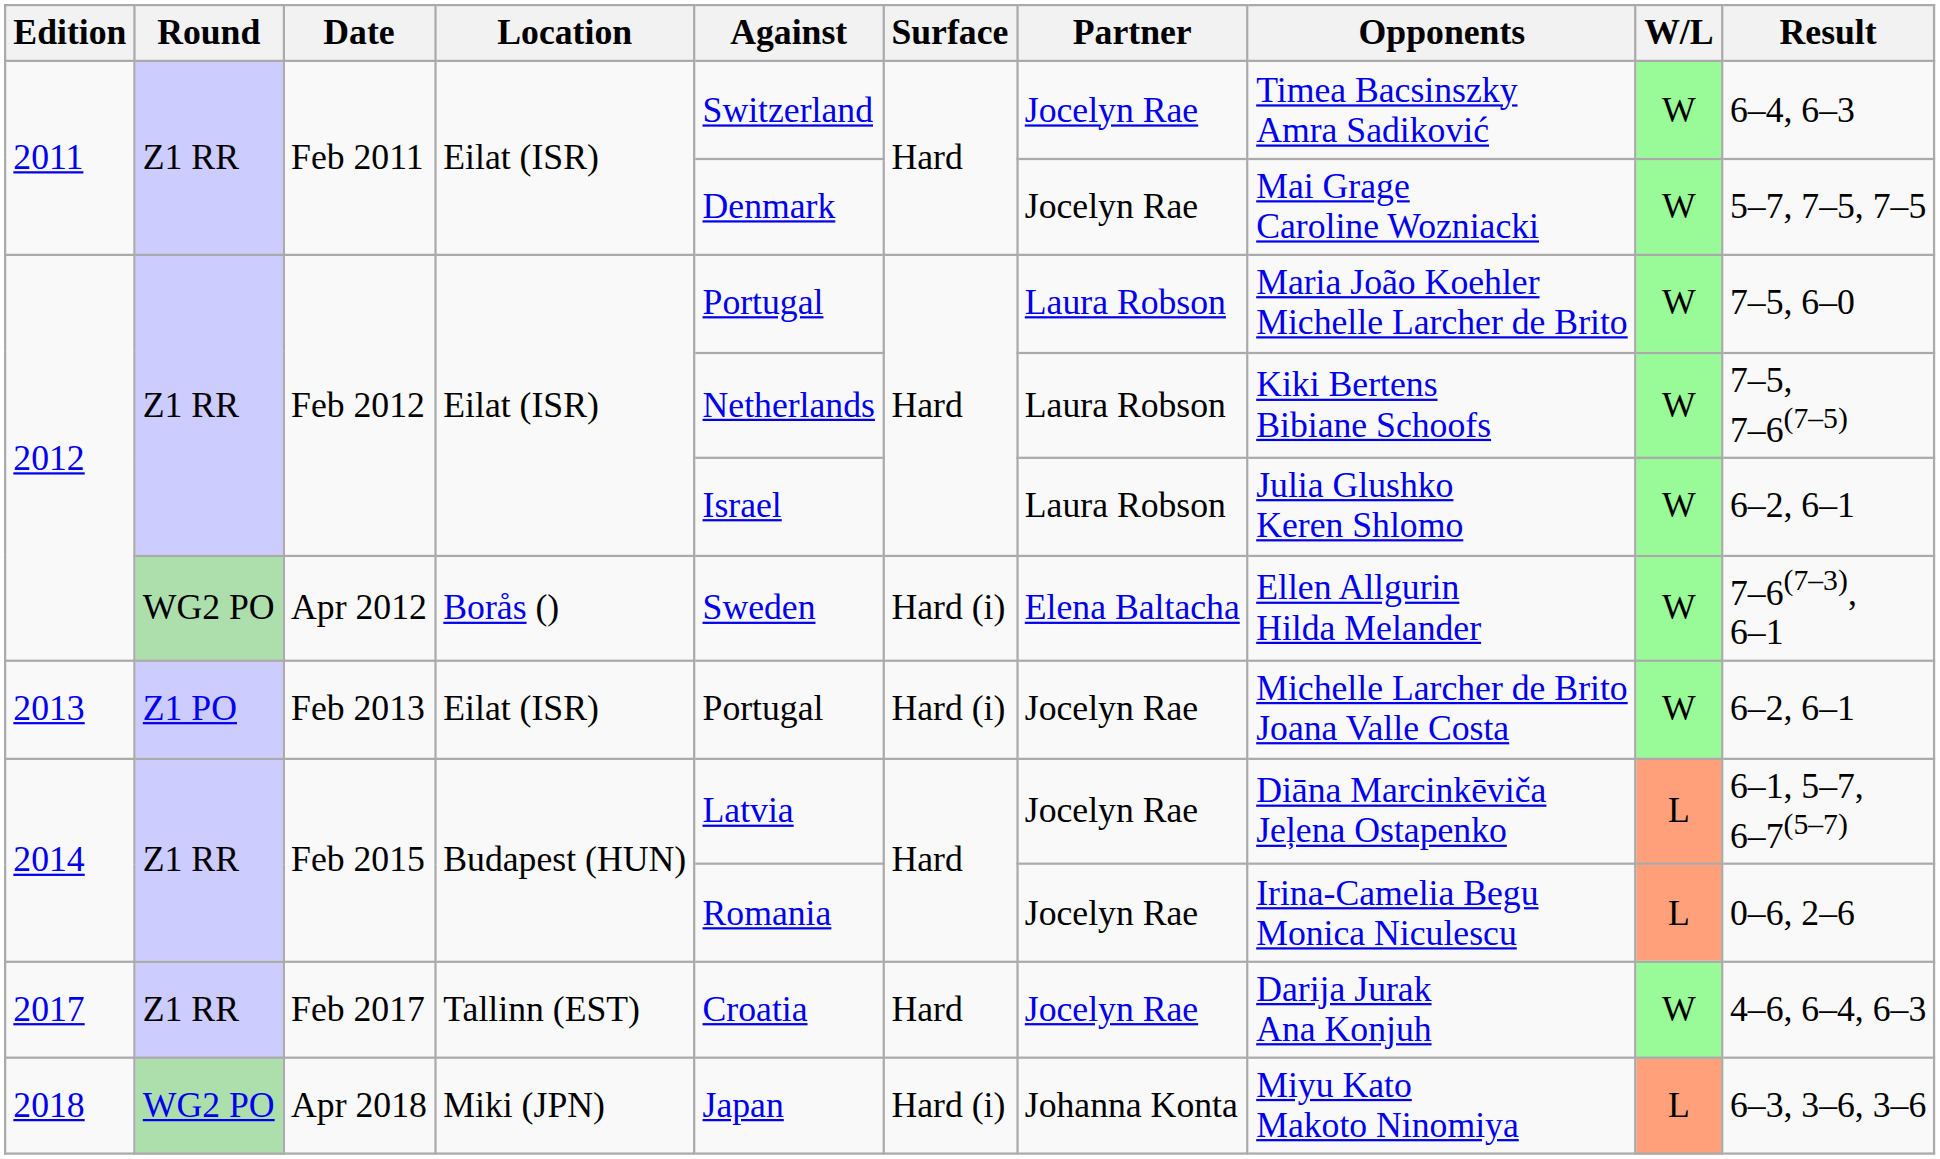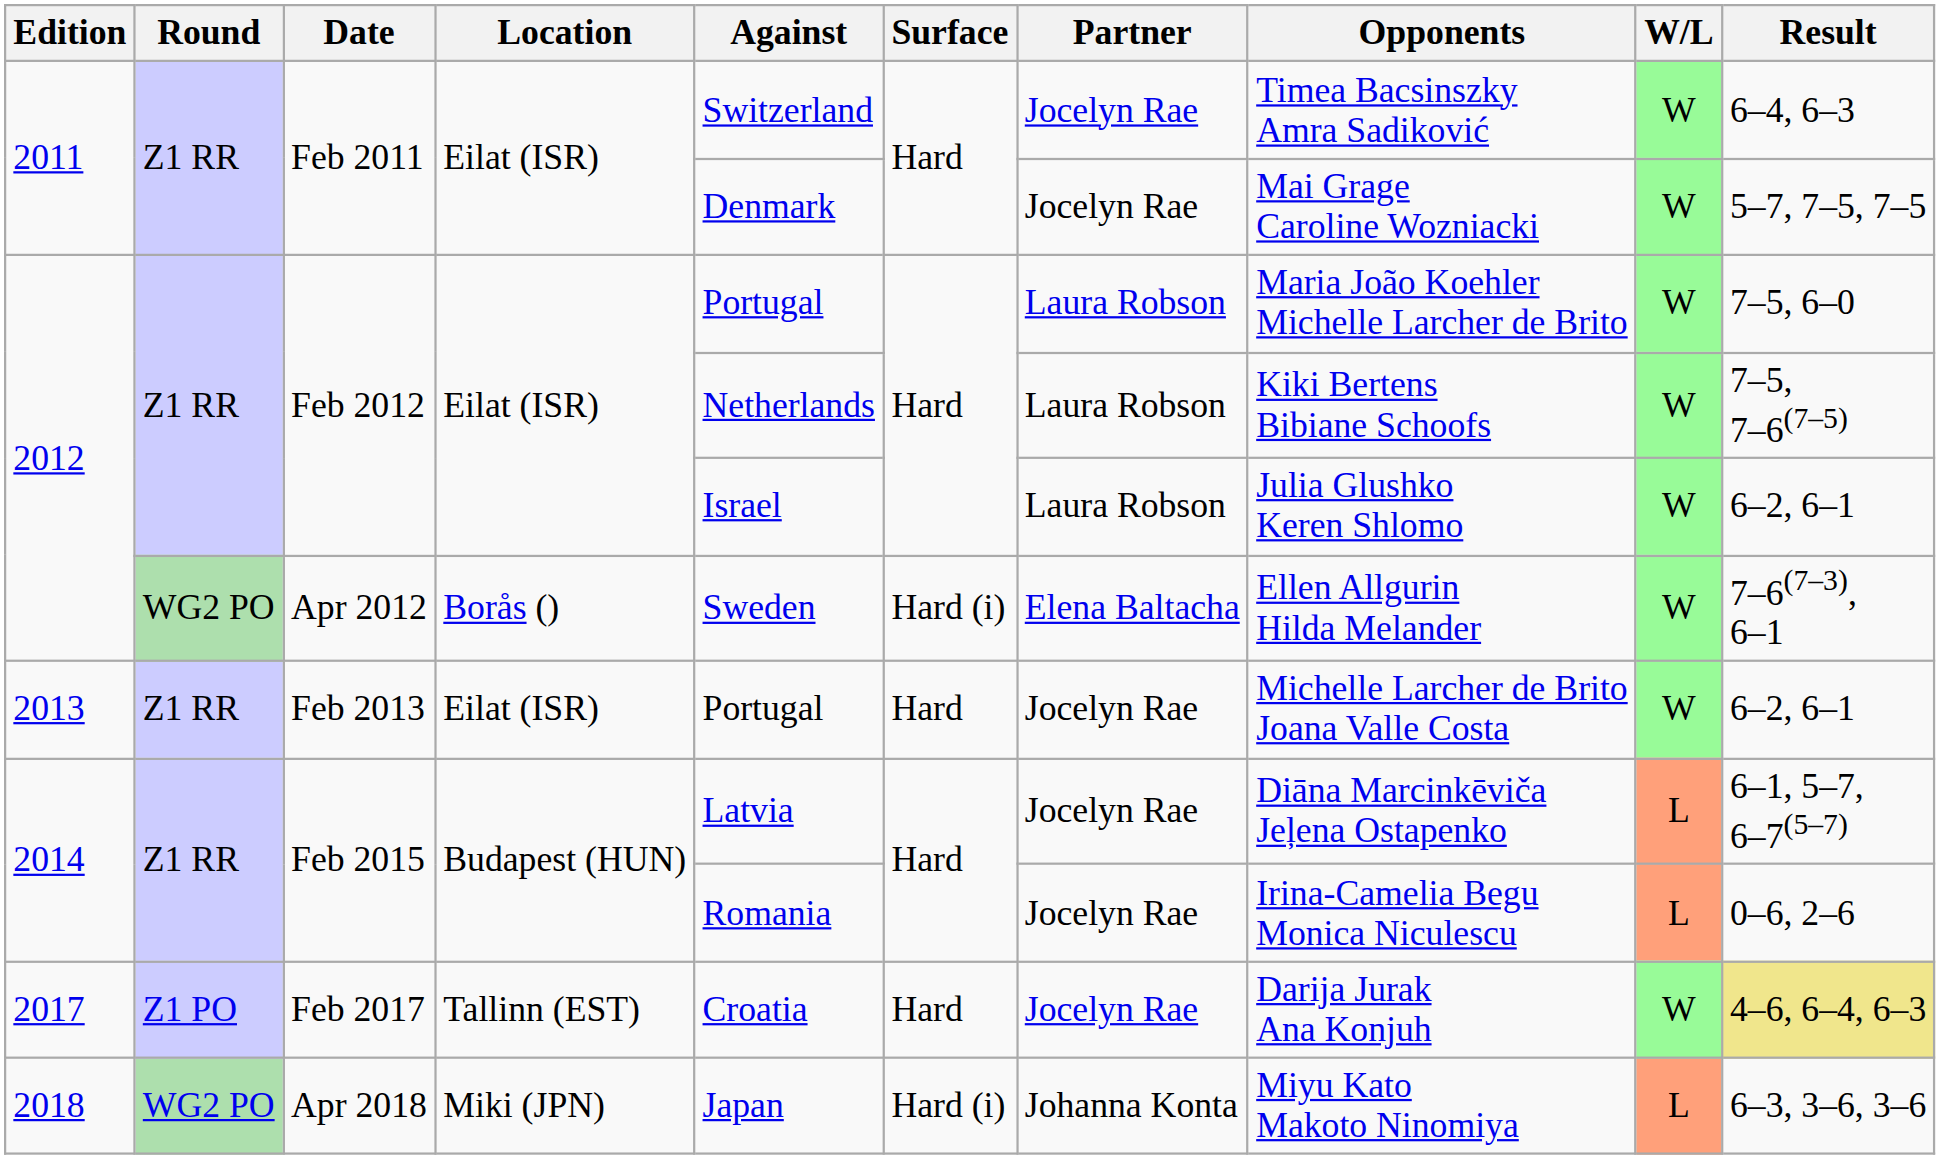(190, 709) Z1 PO -> (191, 709) Z1 RR
(948, 709) Hard (i) -> (927, 709) Hard
(191, 1008) Z1 RR -> (190, 1008) Z1 PO
(1828, 1008) no background -> (1828, 1008) khaki background
